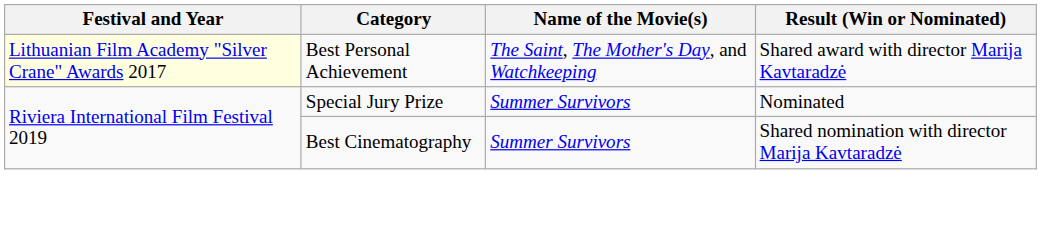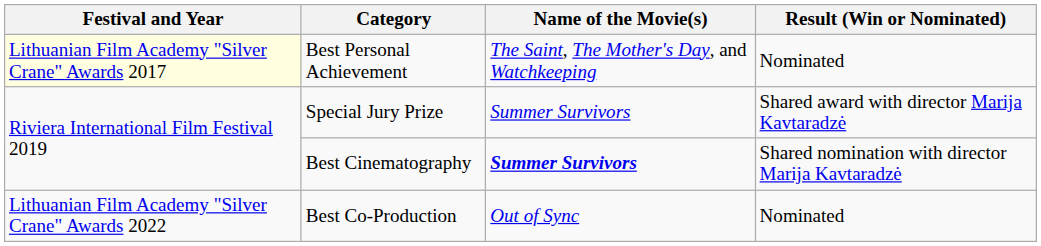(891, 60) Shared award with director Marija Kavtaradzė -> (802, 60) Nominated
(802, 101) Nominated -> (891, 112) Shared award with director Marija Kavtaradzė
(560, 142) normal -> (564, 163) bold
+ row: (381, 215)
